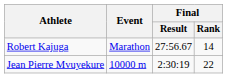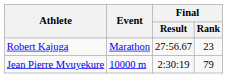(208, 47) 14 -> (208, 47) 23
(208, 64) 22 -> (208, 64) 79
